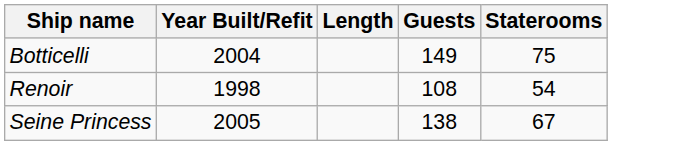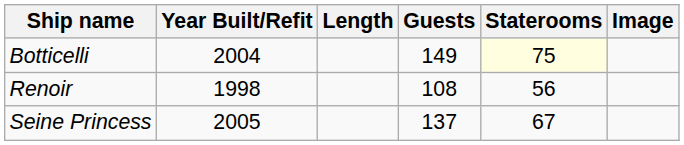+ column: (643, 21)
(544, 55) no background -> (544, 55) lightyellow background
(544, 88) 54 -> (544, 88) 56
(439, 122) 138 -> (439, 122) 137
